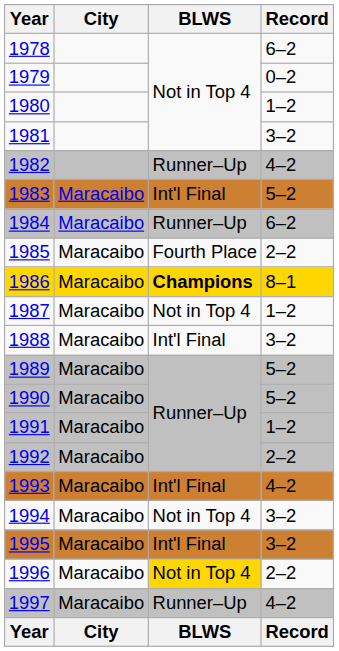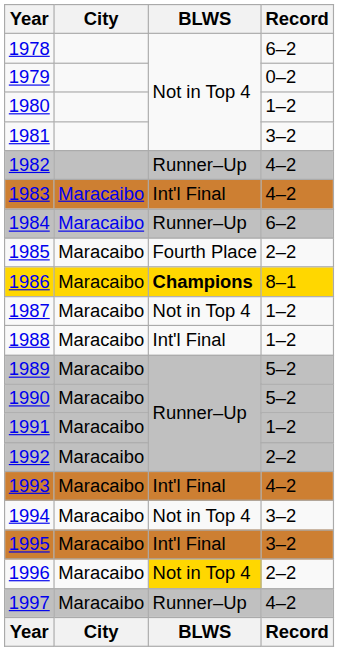(281, 194) 5–2 -> (281, 194) 4–2
(281, 340) 3–2 -> (281, 340) 1–2
